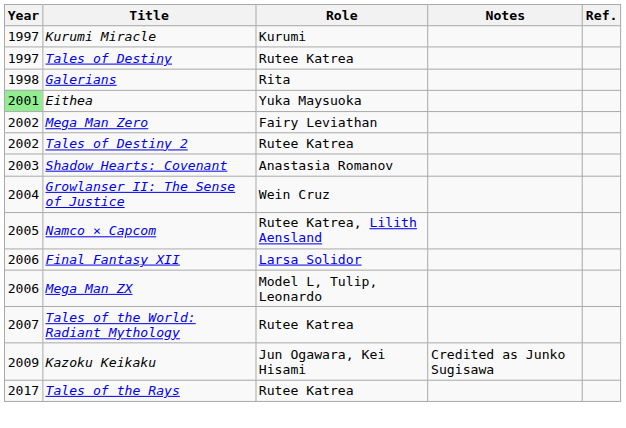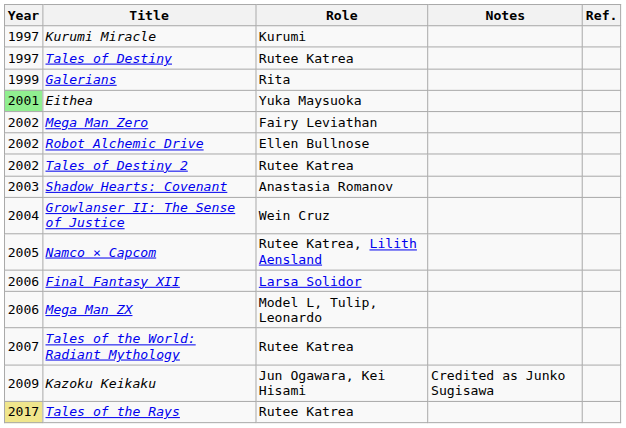(23, 79) 1998 -> (23, 79) 1999
+ row: (125, 144)
(23, 391) no background -> (23, 412) khaki background
